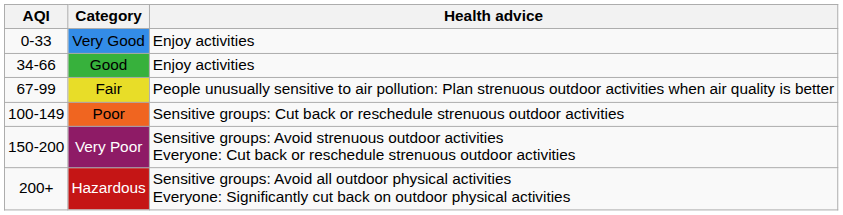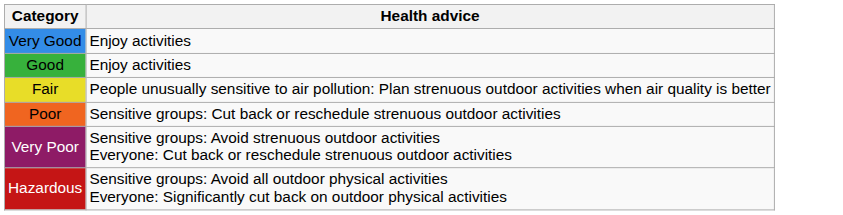- column: (36, 16)
